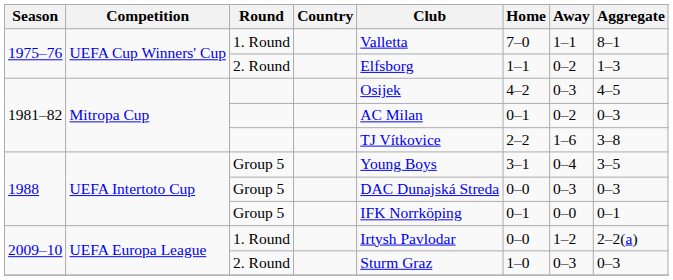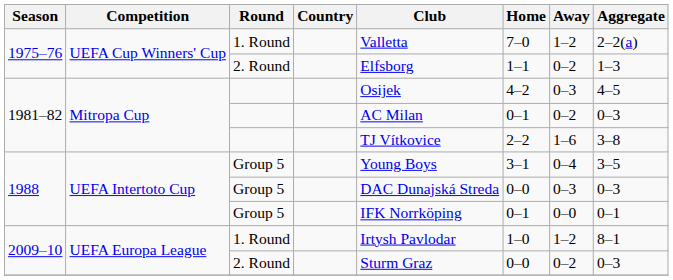(565, 41) 1–1 -> (565, 41) 1–2
(609, 41) 8–1 -> (617, 41) 2–2(a)
(518, 238) 0–0 -> (518, 238) 1–0
(617, 238) 2–2(a) -> (609, 238) 8–1
(518, 262) 1–0 -> (518, 262) 0–0
(565, 262) 0–3 -> (565, 262) 0–2
